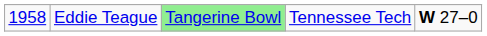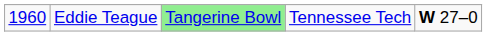(27, 17) 1958 -> (27, 17) 1960
